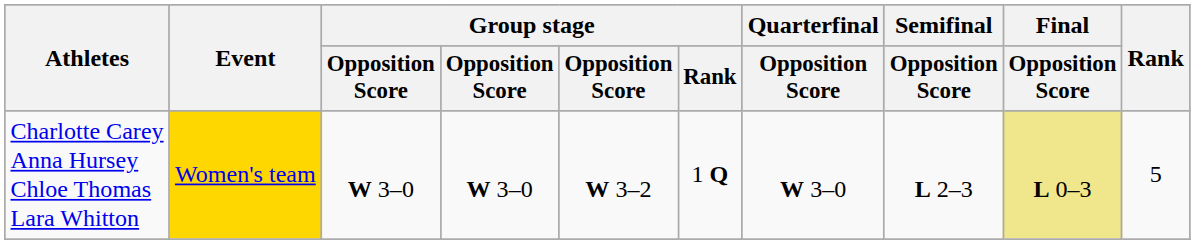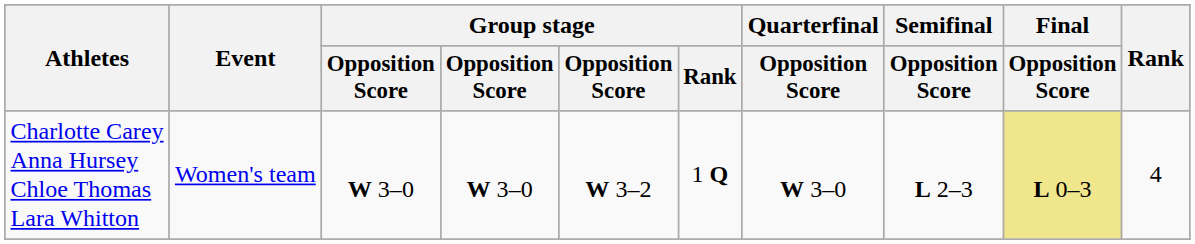(245, 174) gold background -> (245, 174) no background
(1156, 174) 5 -> (1156, 174) 4
